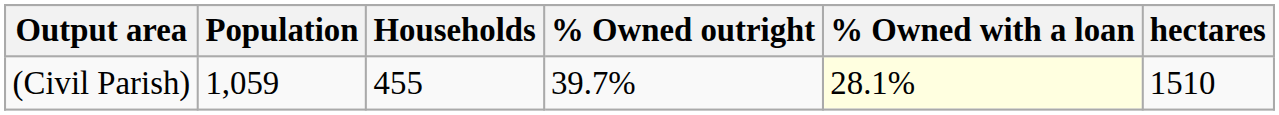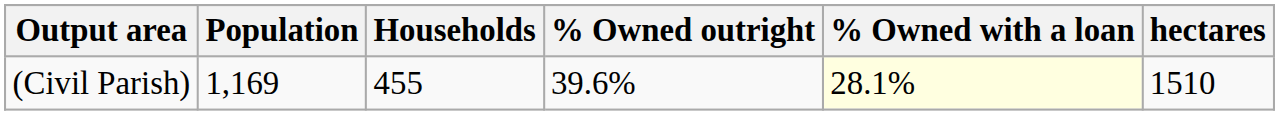(242, 82) 1,059 -> (242, 82) 1,169
(593, 82) 39.7% -> (593, 82) 39.6%
